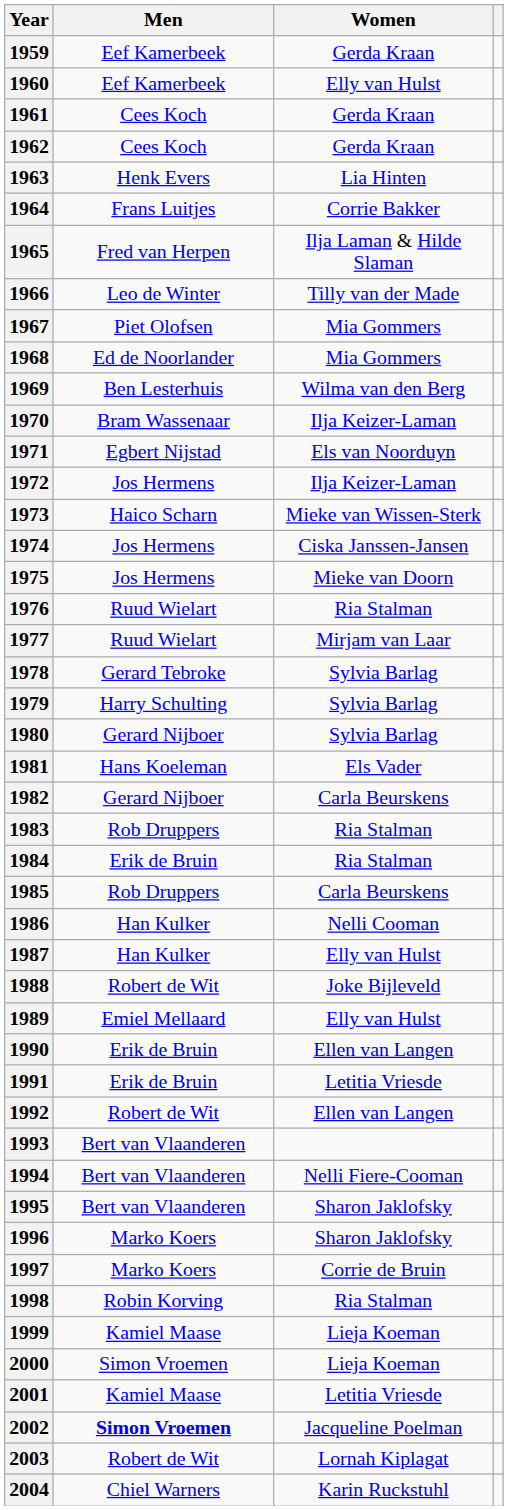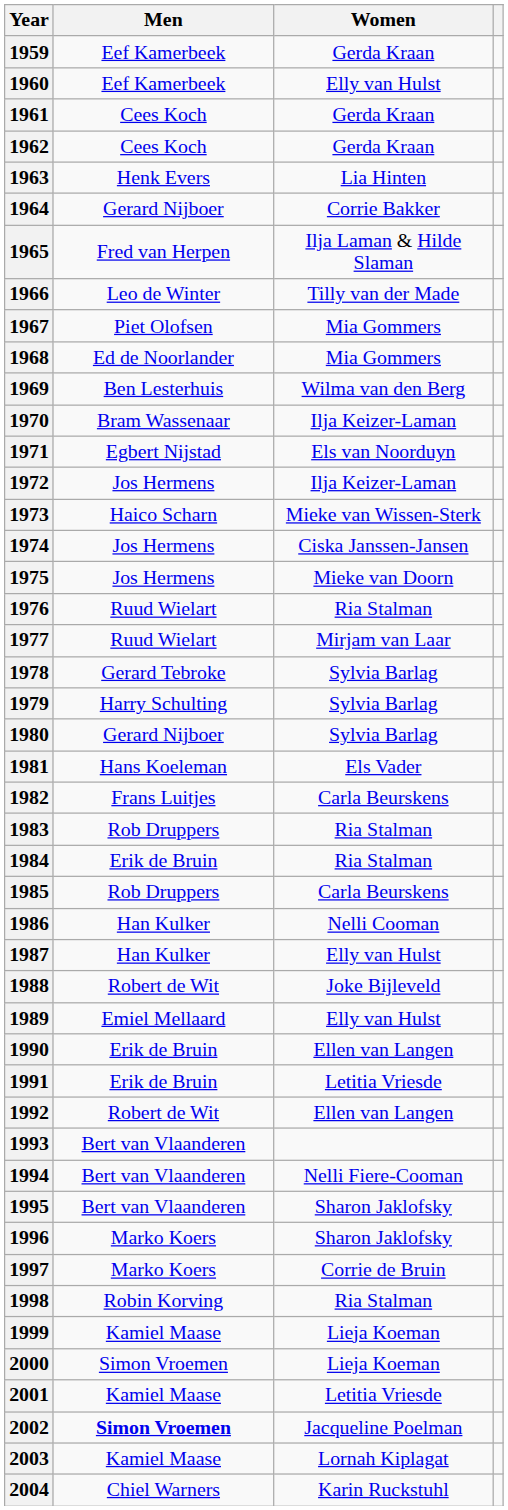(163, 209) Frans Luitjes -> (163, 209) Gerard Nijboer
(163, 797) Gerard Nijboer -> (163, 797) Frans Luitjes
(163, 1458) Robert de Wit -> (163, 1458) Kamiel Maase
